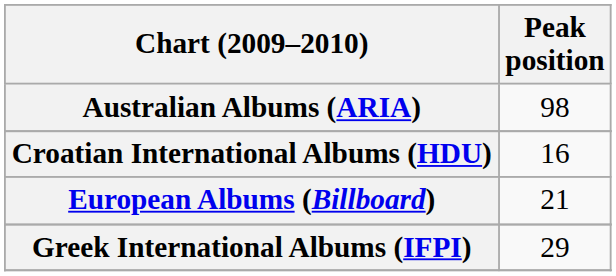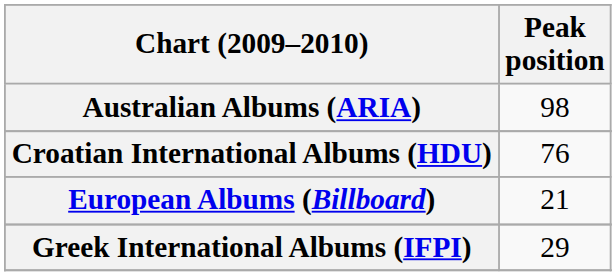(555, 153) 16 -> (555, 153) 76
